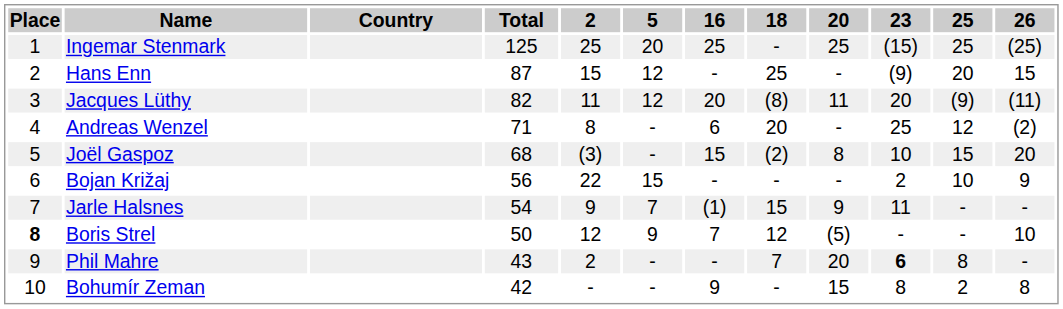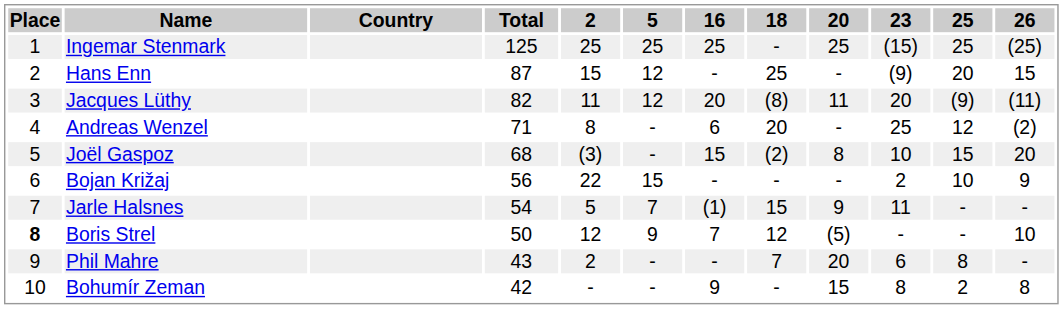(653, 47) 20 -> (653, 47) 25
(590, 208) 9 -> (590, 208) 5
(901, 261) bold -> (901, 261) normal
